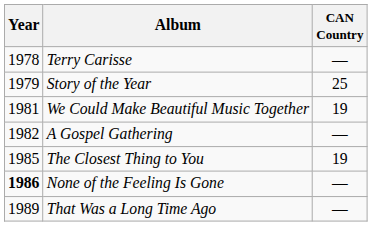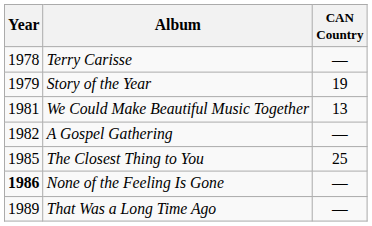(340, 84) 25 -> (340, 84) 19
(340, 109) 19 -> (340, 109) 13
(340, 158) 19 -> (340, 158) 25
